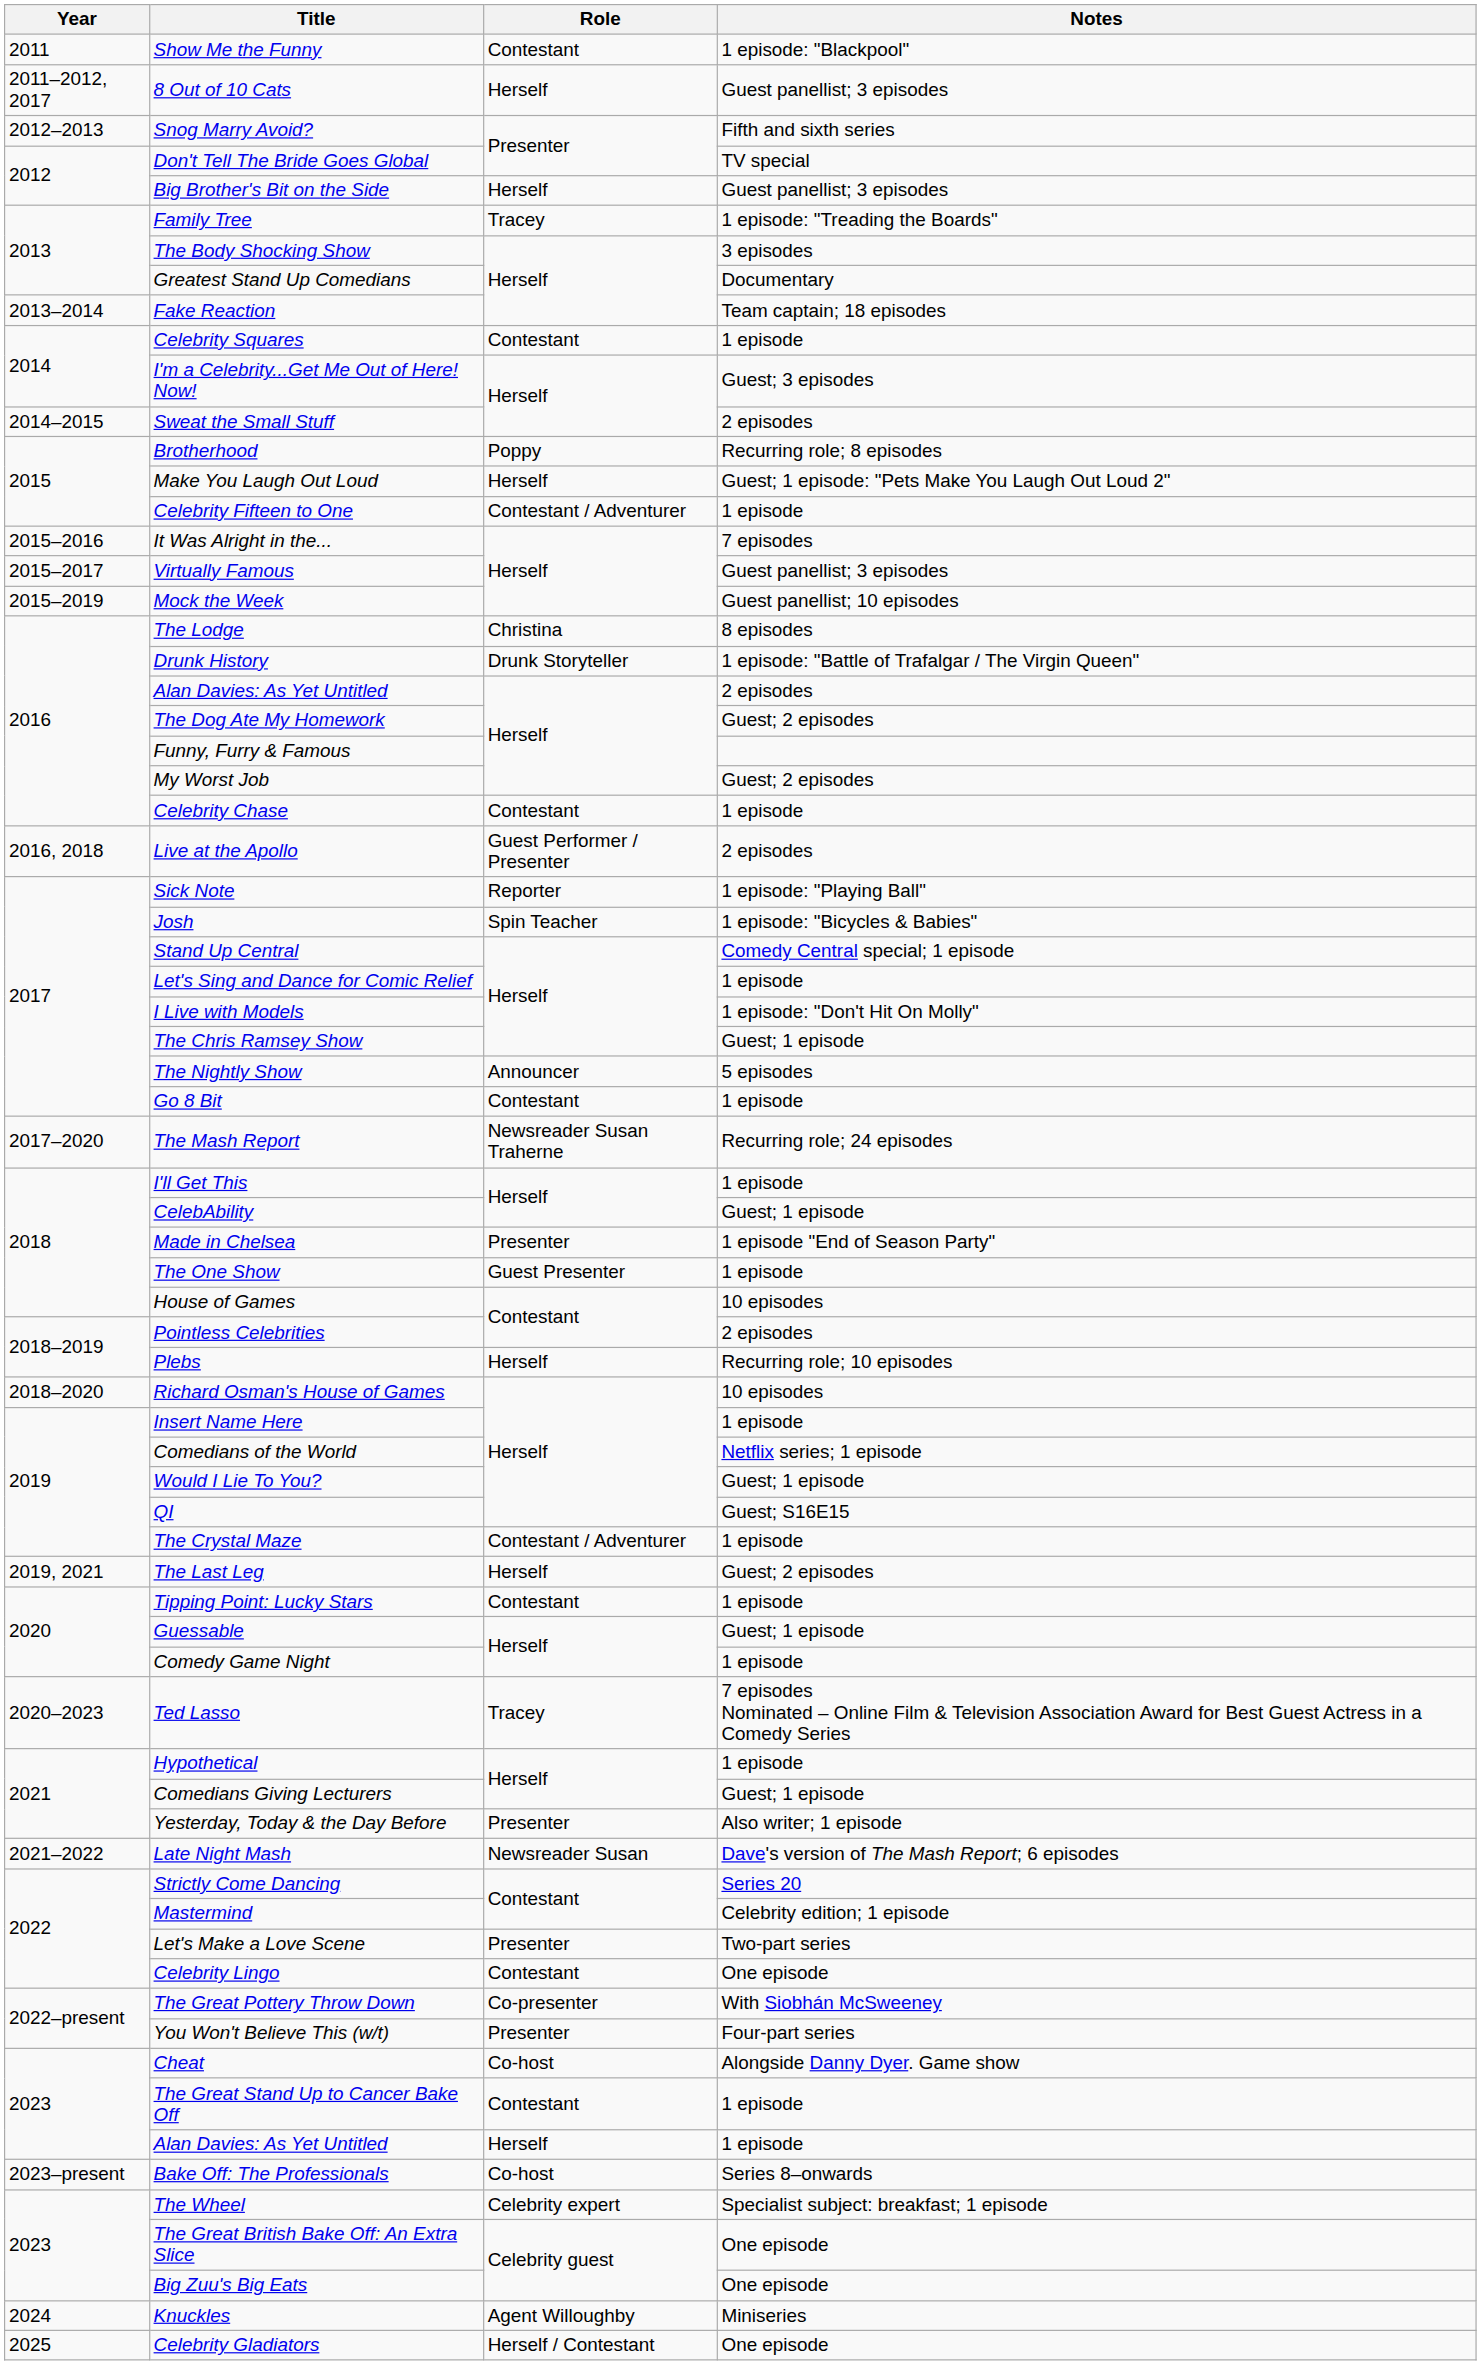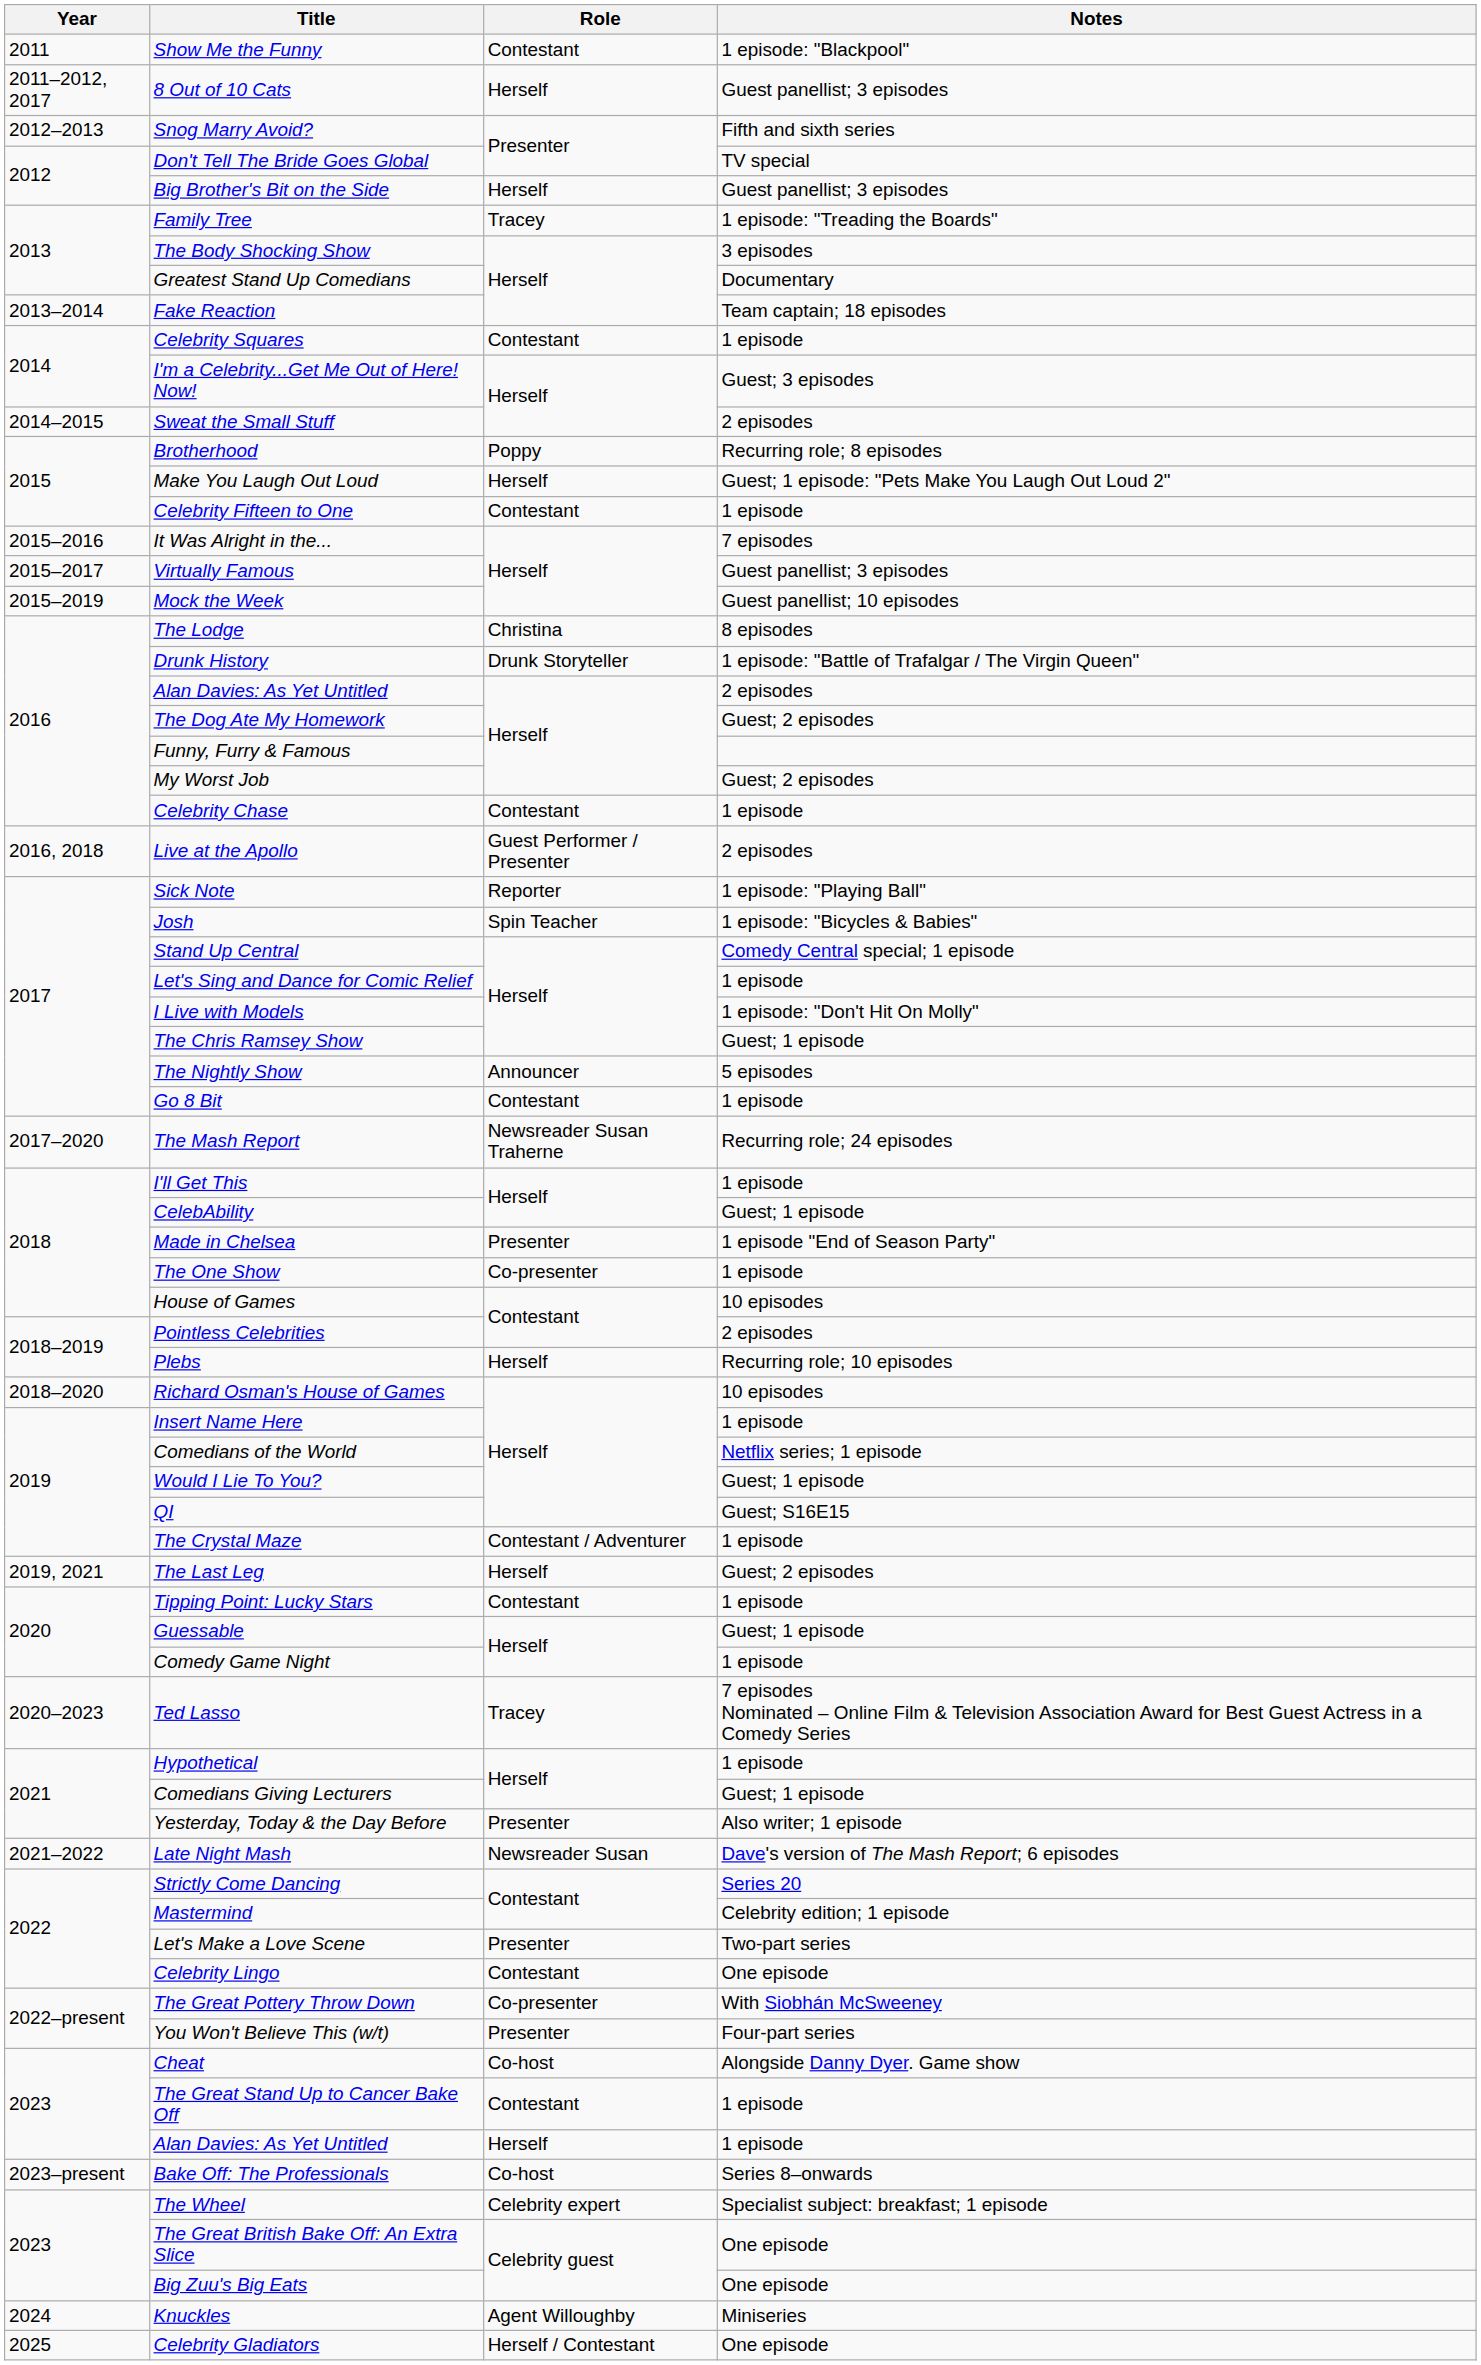(587, 511) Contestant / Adventurer -> (533, 511) Contestant
(556, 1272) Guest Presenter -> (543, 1272) Co-presenter
